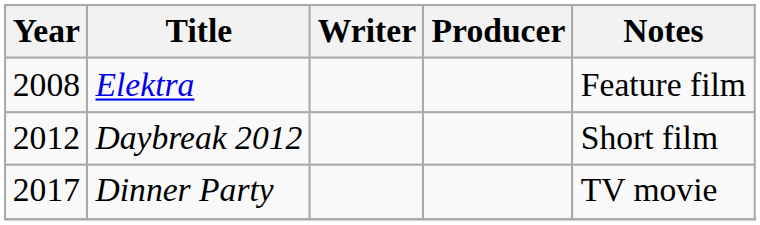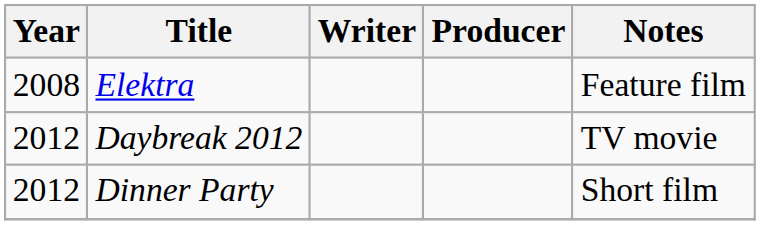(649, 137) Short film -> (649, 137) TV movie
(46, 191) 2017 -> (46, 191) 2012
(649, 191) TV movie -> (649, 191) Short film
